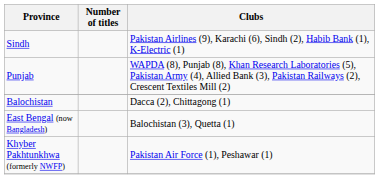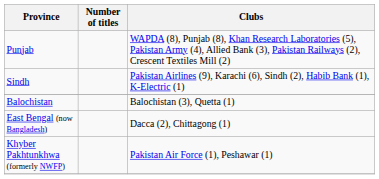rows swapped: (20, 76) <-> (18, 44)
(180, 102) Dacca (2), Chittagong (1) -> (182, 102) Balochistan (3), Quetta (1)
(182, 123) Balochistan (3), Quetta (1) -> (180, 123) Dacca (2), Chittagong (1)
